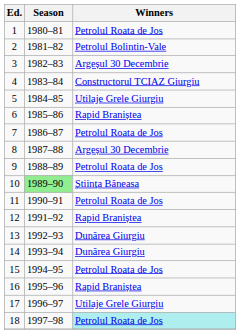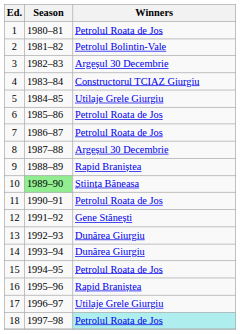(108, 116) Rapid Braniștea -> (119, 116) Petrolul Roata de Jos
(119, 167) Petrolul Roata de Jos -> (108, 167) Rapid Braniștea
(108, 218) Rapid Braniștea -> (104, 218) Gene Stănești
